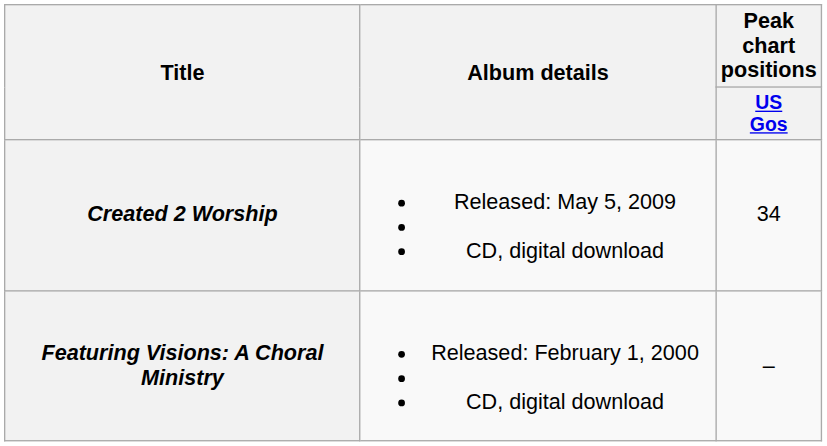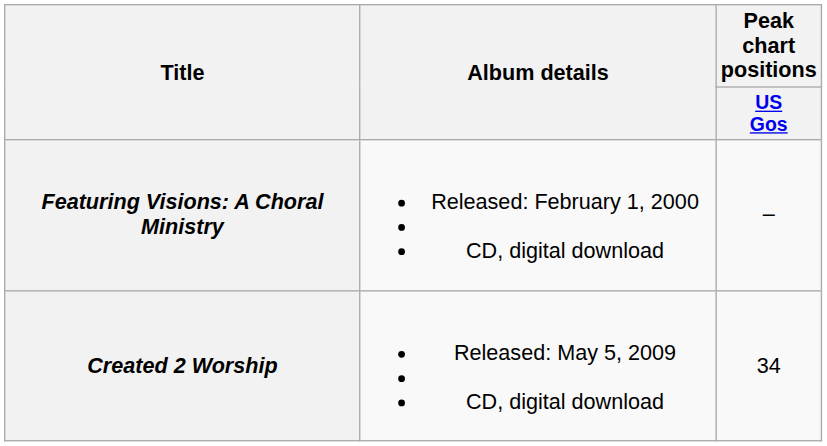rows swapped: (182, 365) <-> (182, 214)
